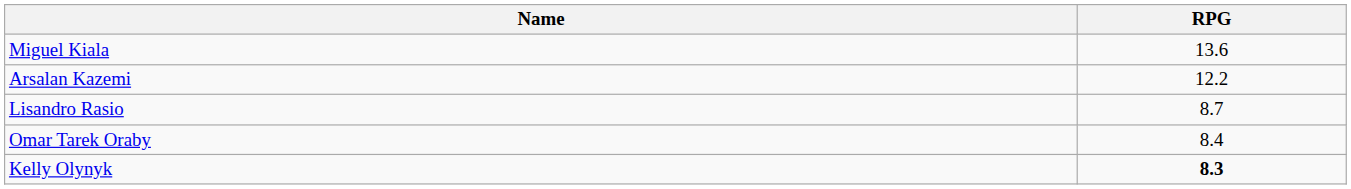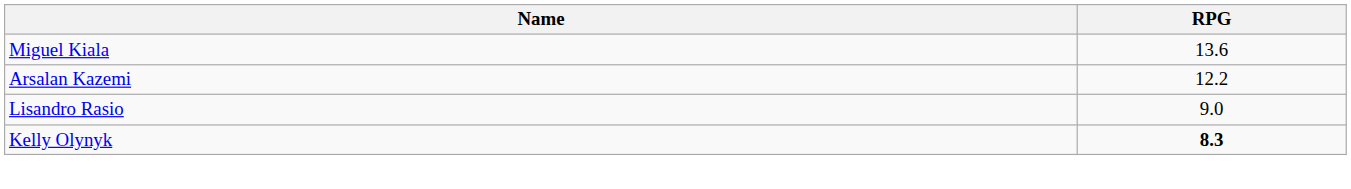(1212, 109) 8.7 -> (1212, 109) 9.0
- row: (80, 139)
